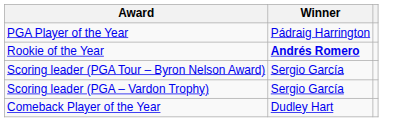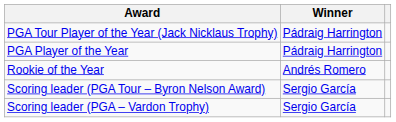+ row: (142, 32)
(315, 51) bold -> (324, 70) normal
- row: (84, 107)
